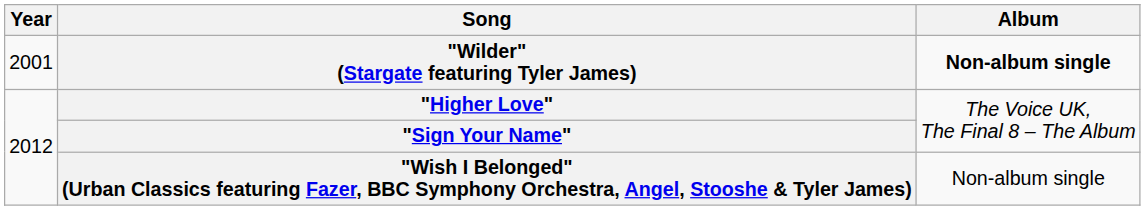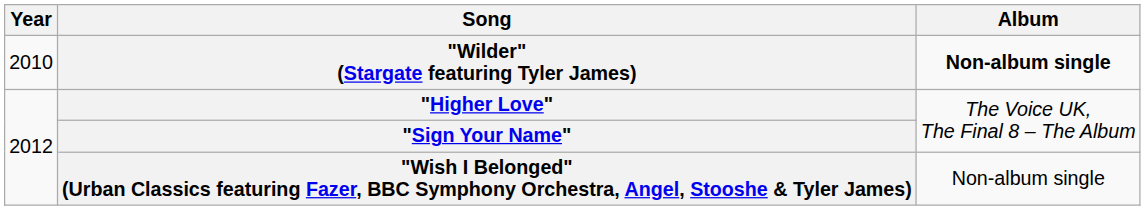(31, 62) 2001 -> (31, 62) 2010
